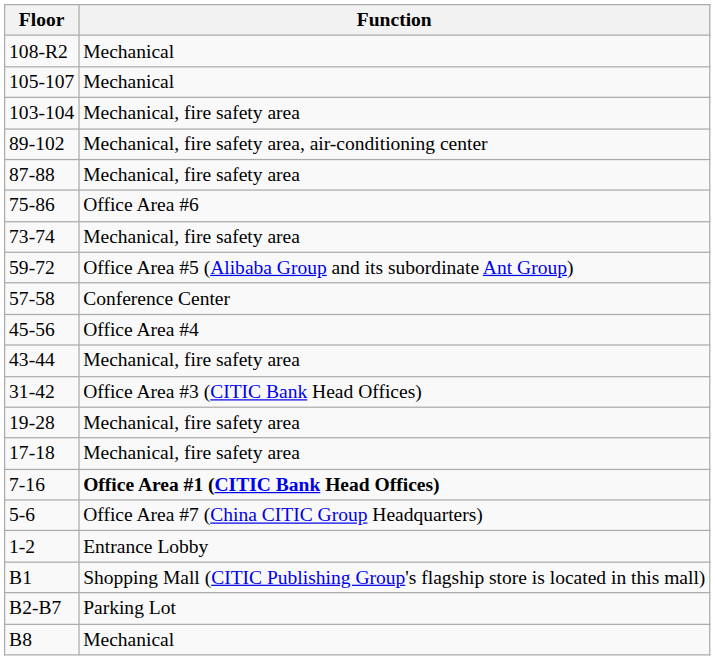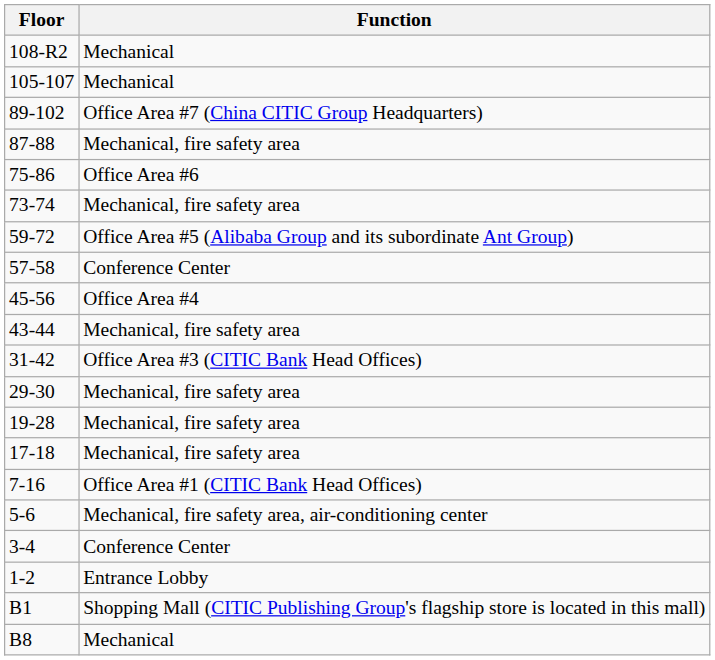- row: (42, 112)
(285, 143) Mechanical, fire safety area, air-conditioning center -> (283, 112) Office Area #7 (China CITIC Group Headquarters)
+ row: (32, 391)
(261, 484) bold -> (252, 484) normal
(283, 515) Office Area #7 (China CITIC Group Headquarters) -> (285, 515) Mechanical, fire safety area, air-conditioning center
+ row: (22, 546)
- row: (35, 608)
